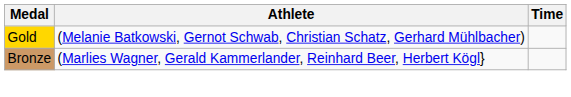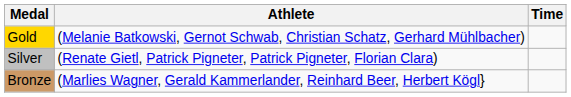+ row: (25, 59)
